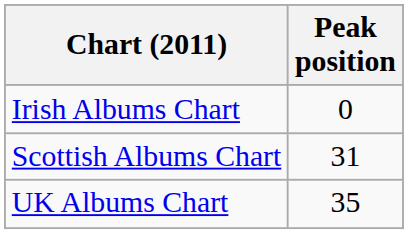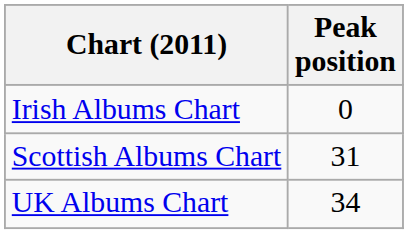(345, 203) 35 -> (345, 203) 34
